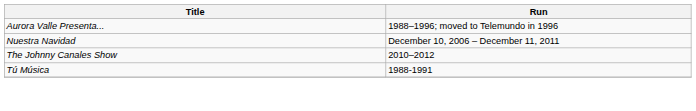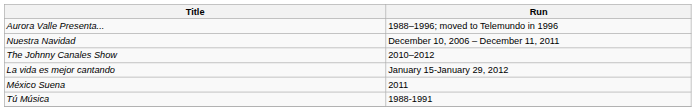+ row: (61, 70)
+ row: (36, 84)
